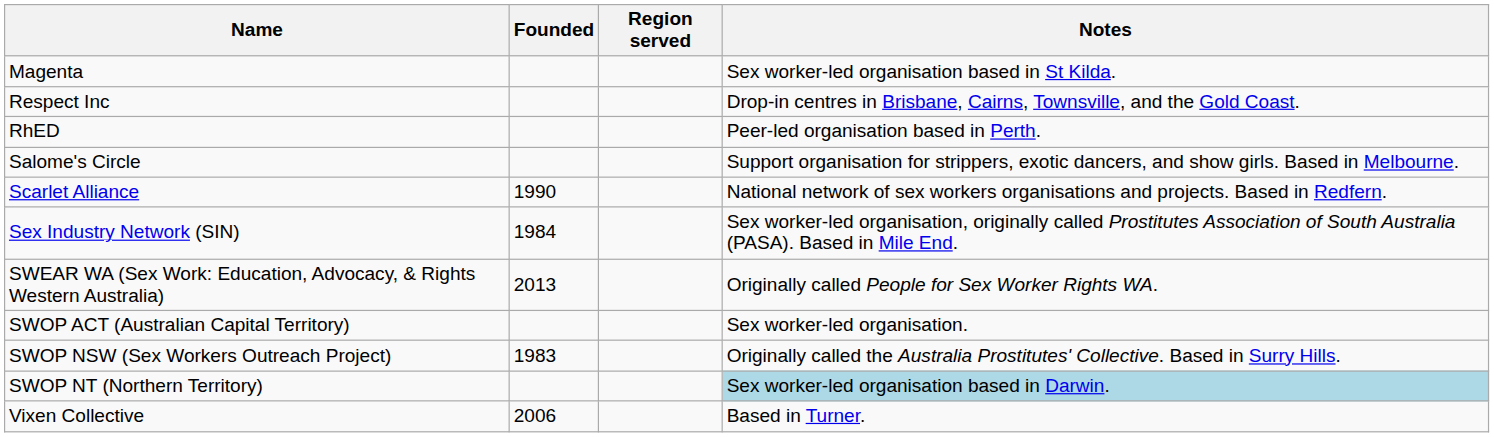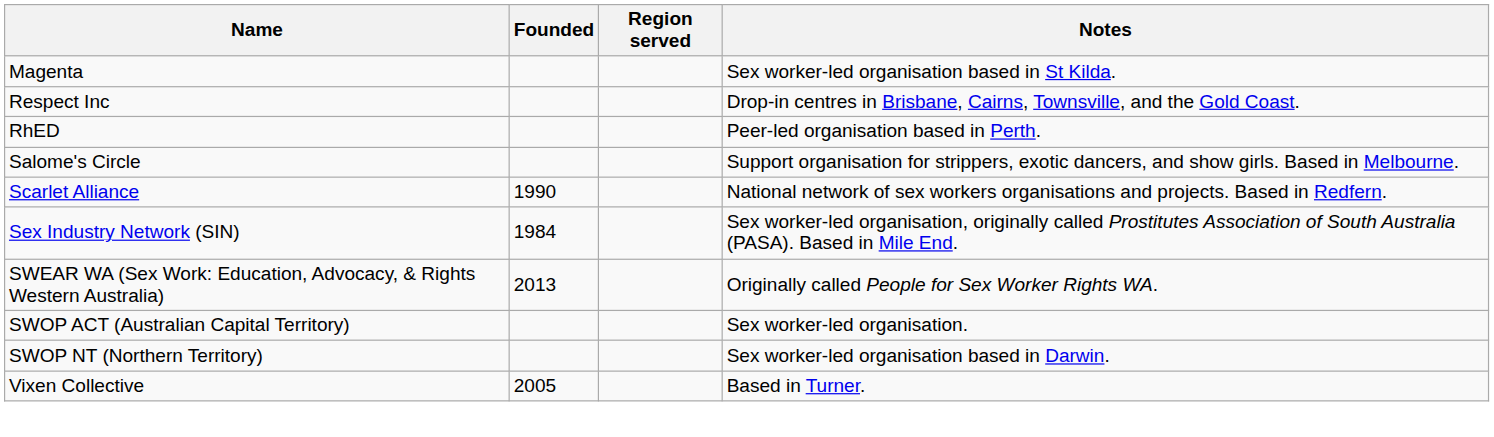- row: (200, 355)
(918, 385) lightblue background -> (918, 355) no background
(535, 416) 2006 -> (535, 385) 2005
